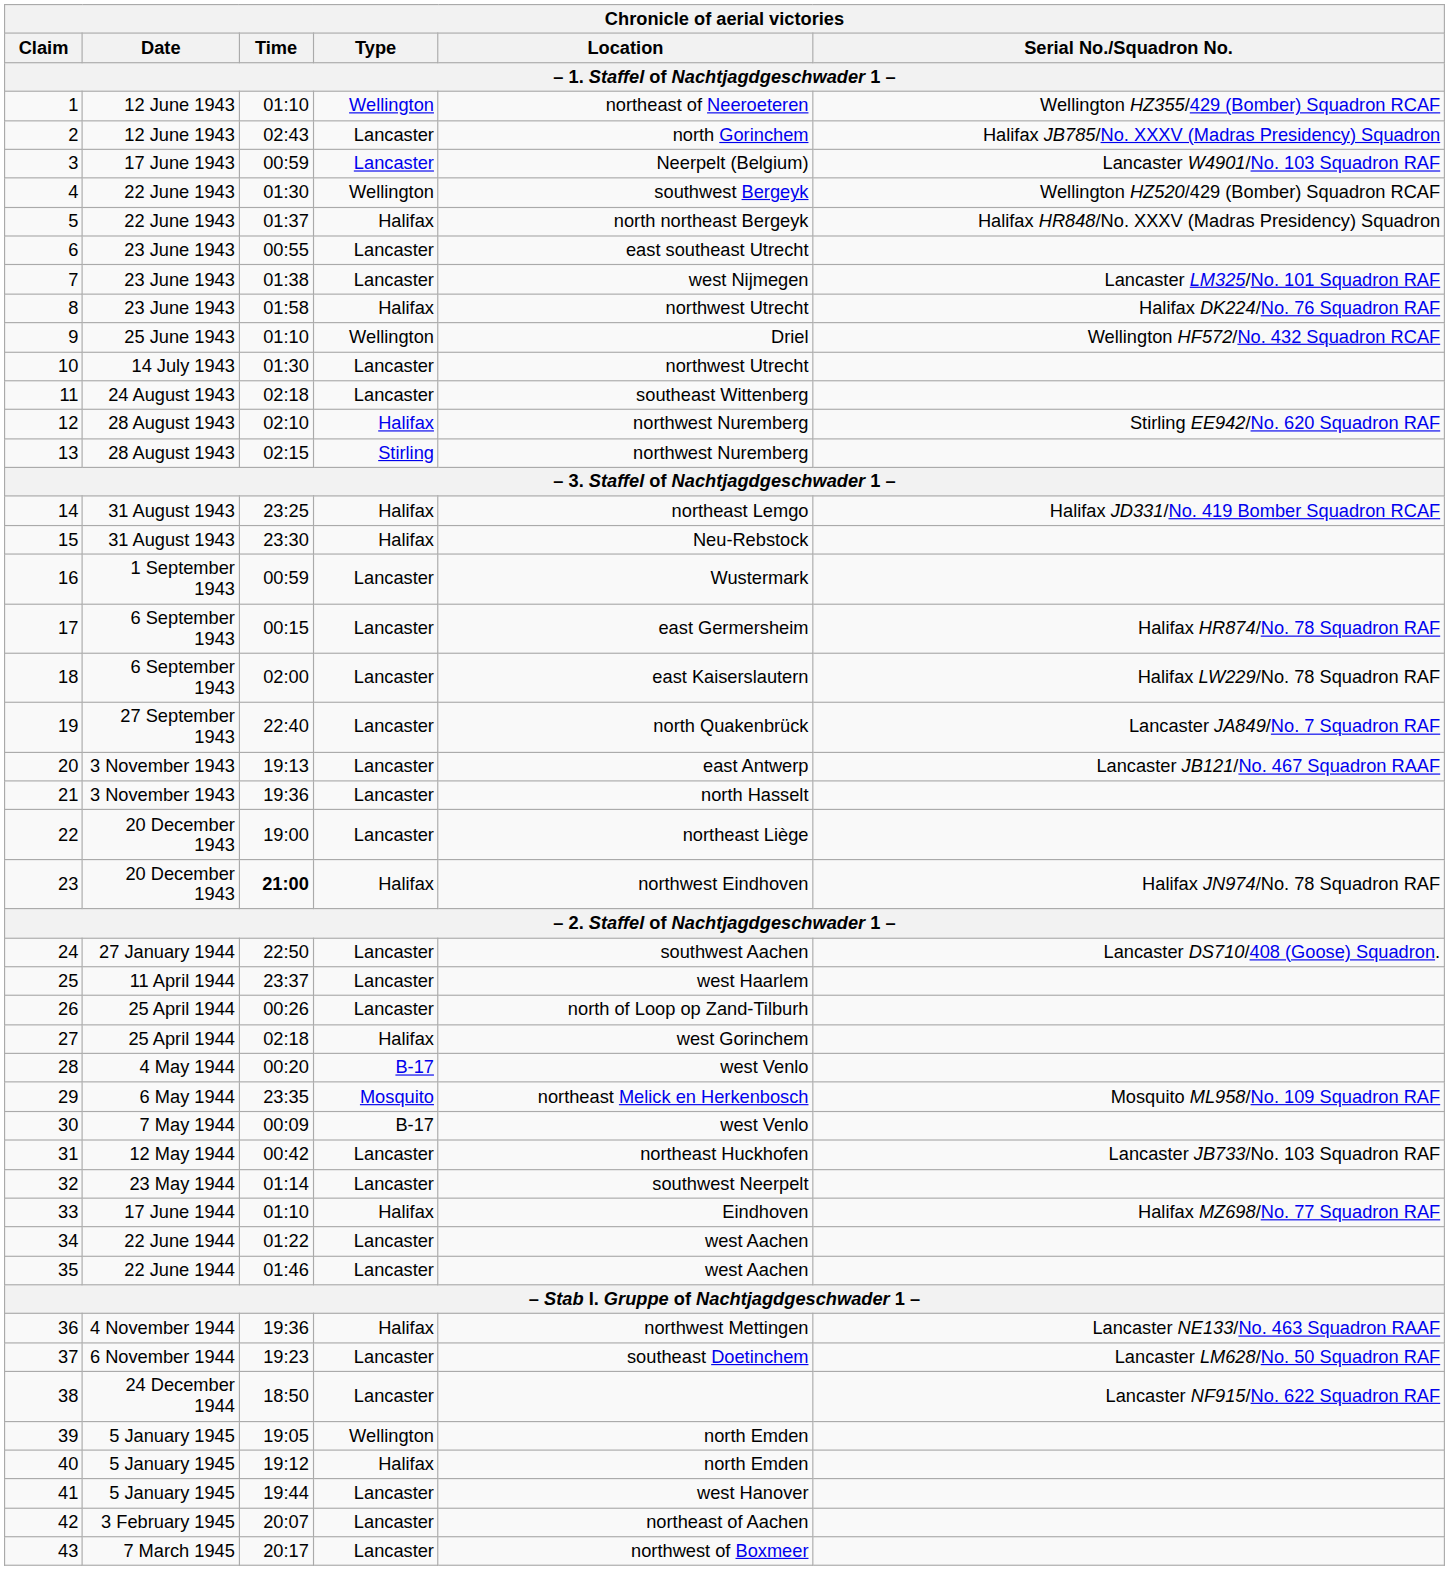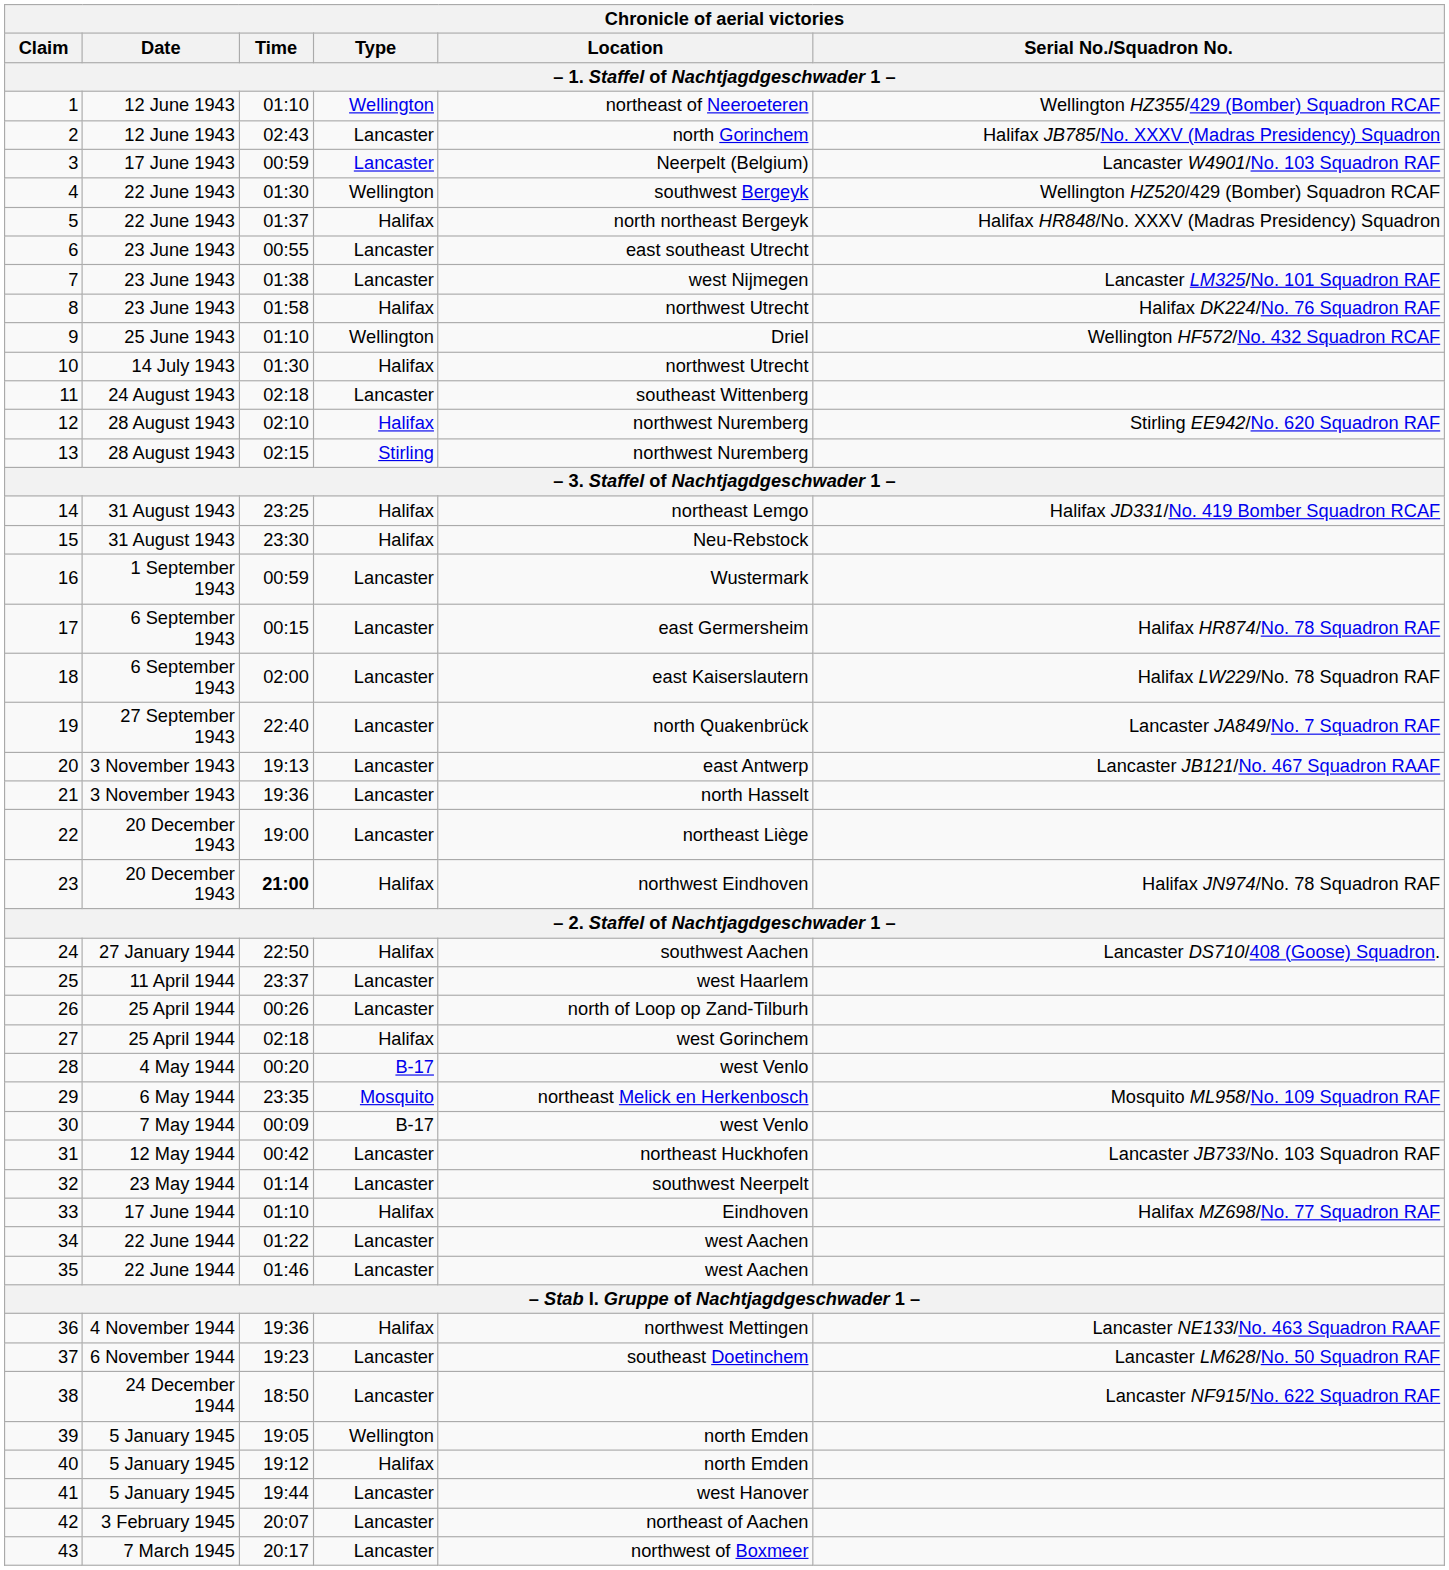(394, 366) Lancaster -> (406, 366) Halifax
(394, 952) Lancaster -> (406, 952) Halifax
